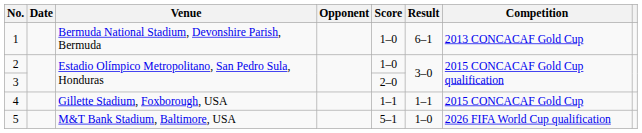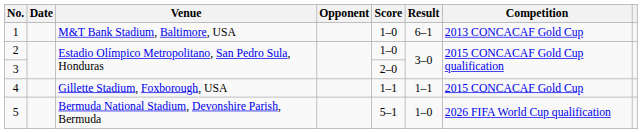(170, 38) Bermuda National Stadium, Devonshire Parish, Bermuda -> (147, 32) M&T Bank Stadium, Baltimore, USA
(147, 119) M&T Bank Stadium, Baltimore, USA -> (170, 112) Bermuda National Stadium, Devonshire Parish, Bermuda
